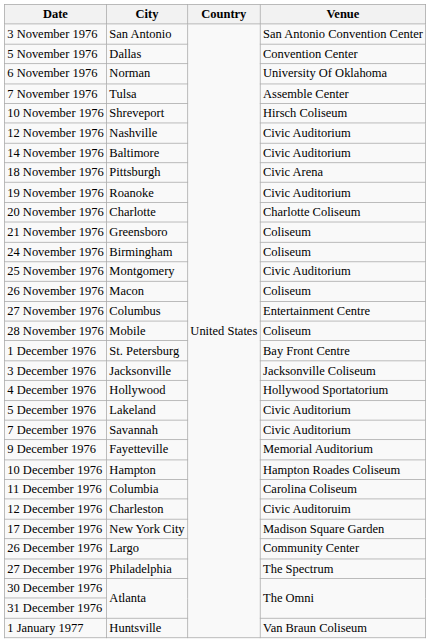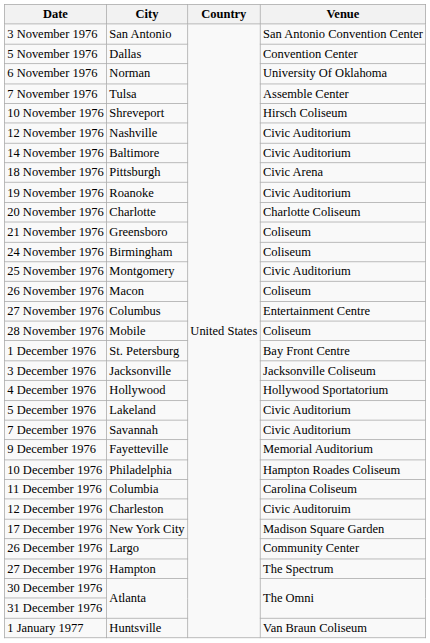(133, 469) Hampton -> (141, 469) Philadelphia
(141, 568) Philadelphia -> (133, 568) Hampton
